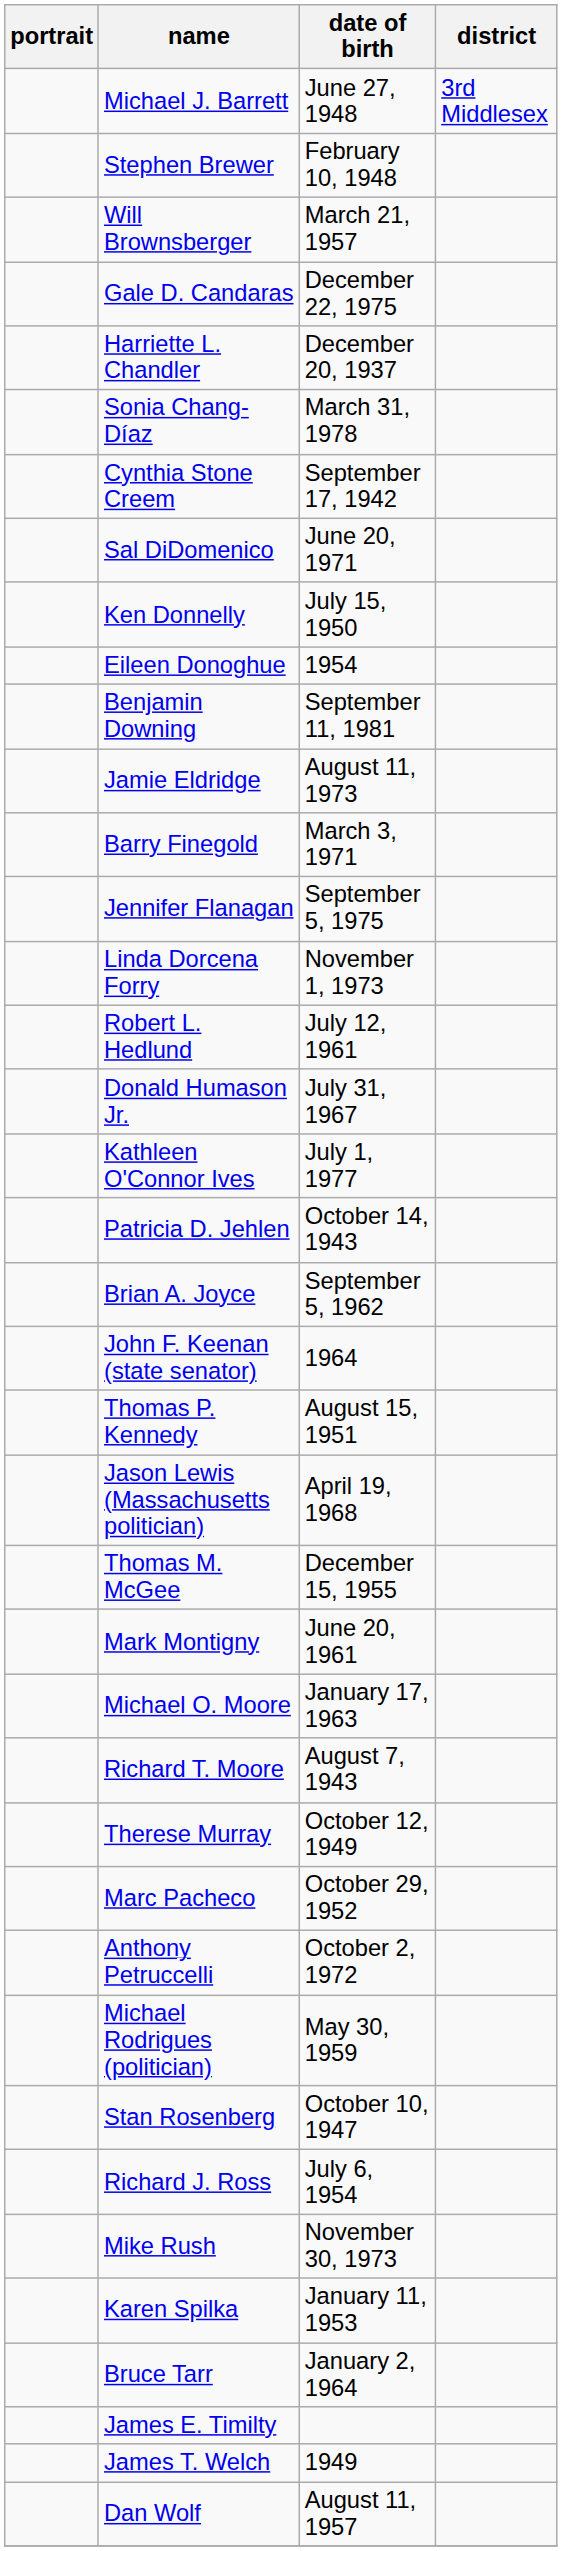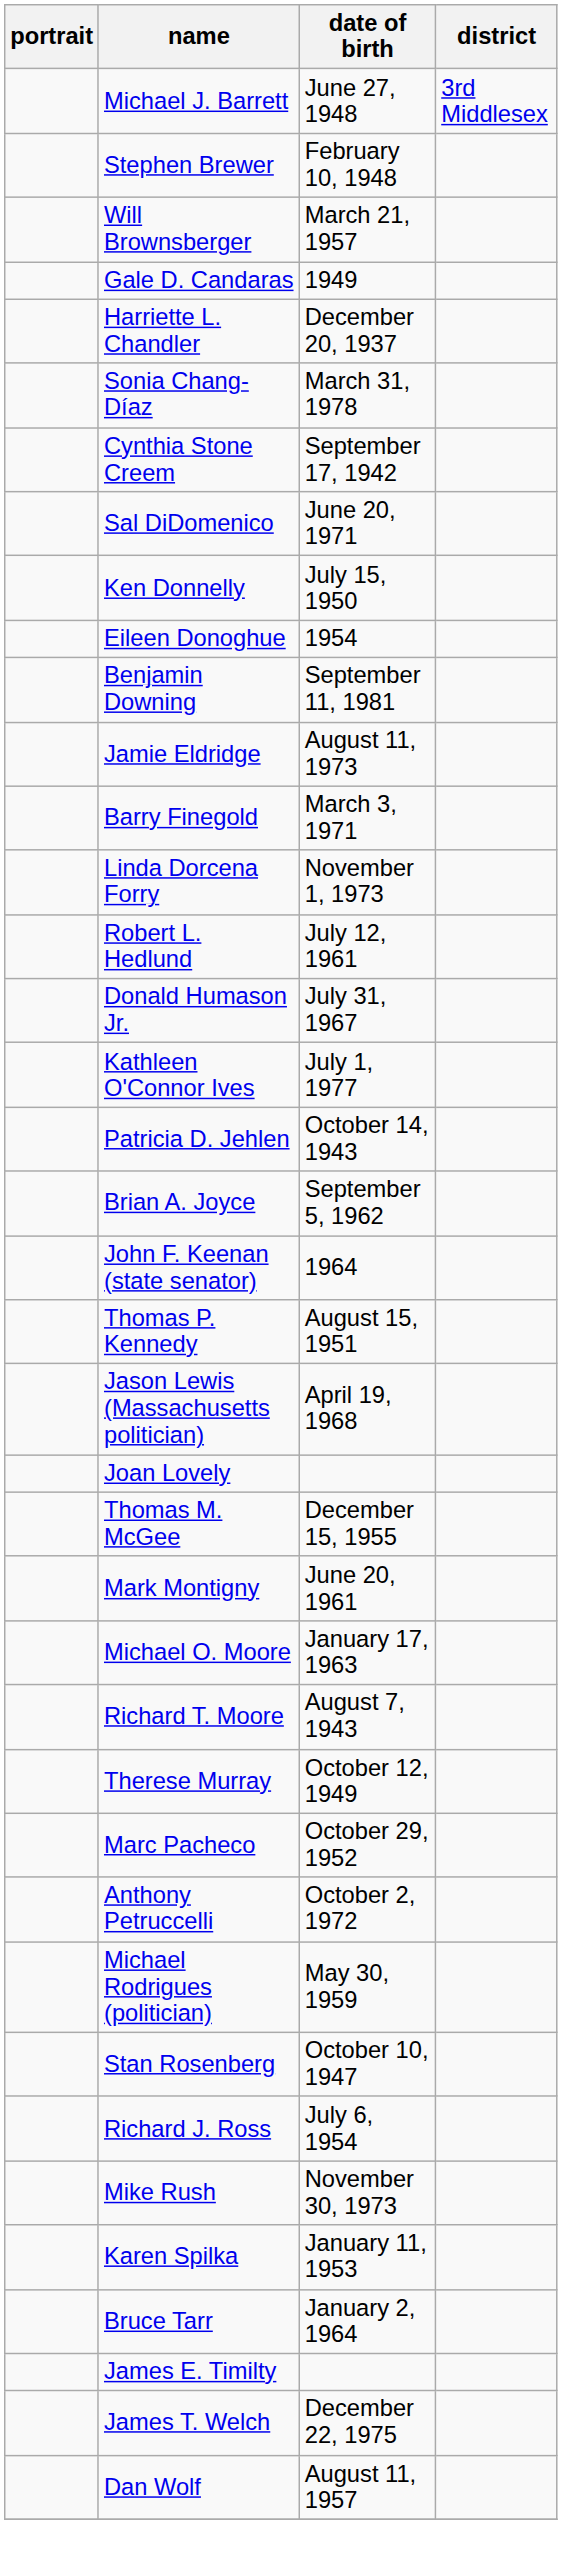(359, 293) December 22, 1975 -> (331, 280) 1949
- row: (199, 908)
+ row: (167, 1473)
(331, 2462) 1949 -> (359, 2422) December 22, 1975
